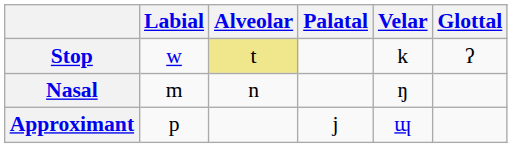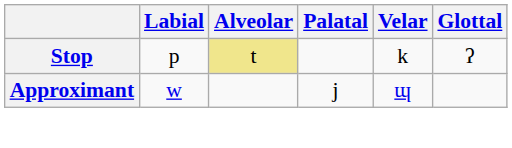(174, 55) w -> (174, 55) p
- row: (72, 90)
(174, 124) p -> (174, 90) w
